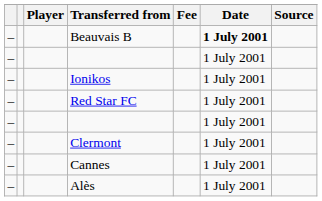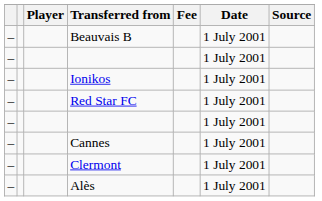(236, 36) bold -> (234, 36) normal
rows swapped: (11, 143) <-> (11, 164)
